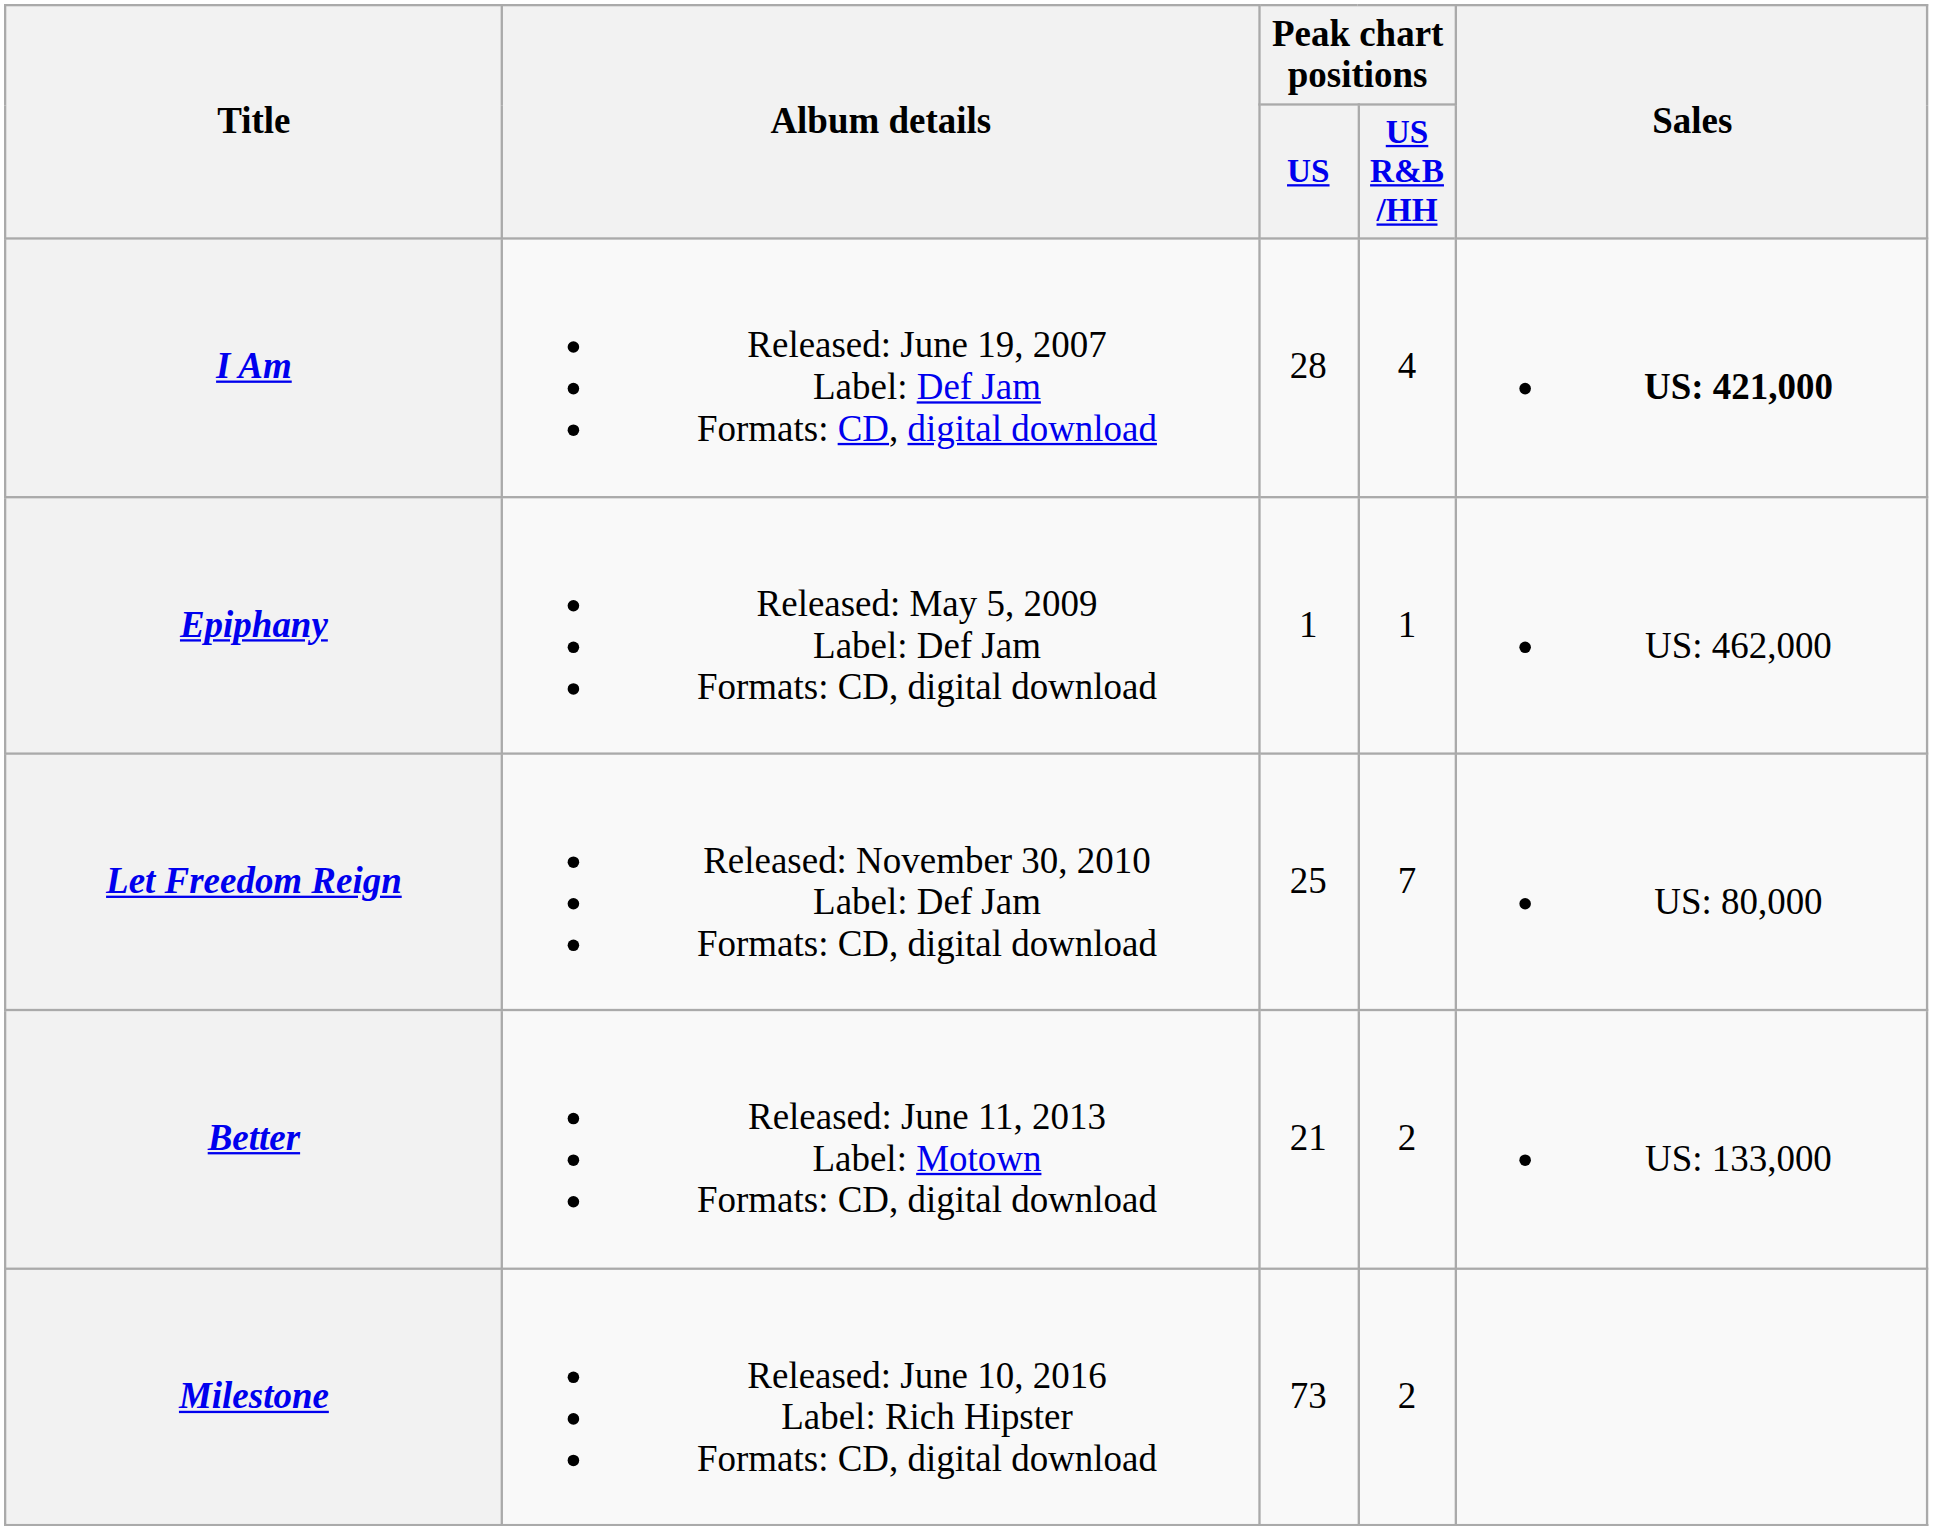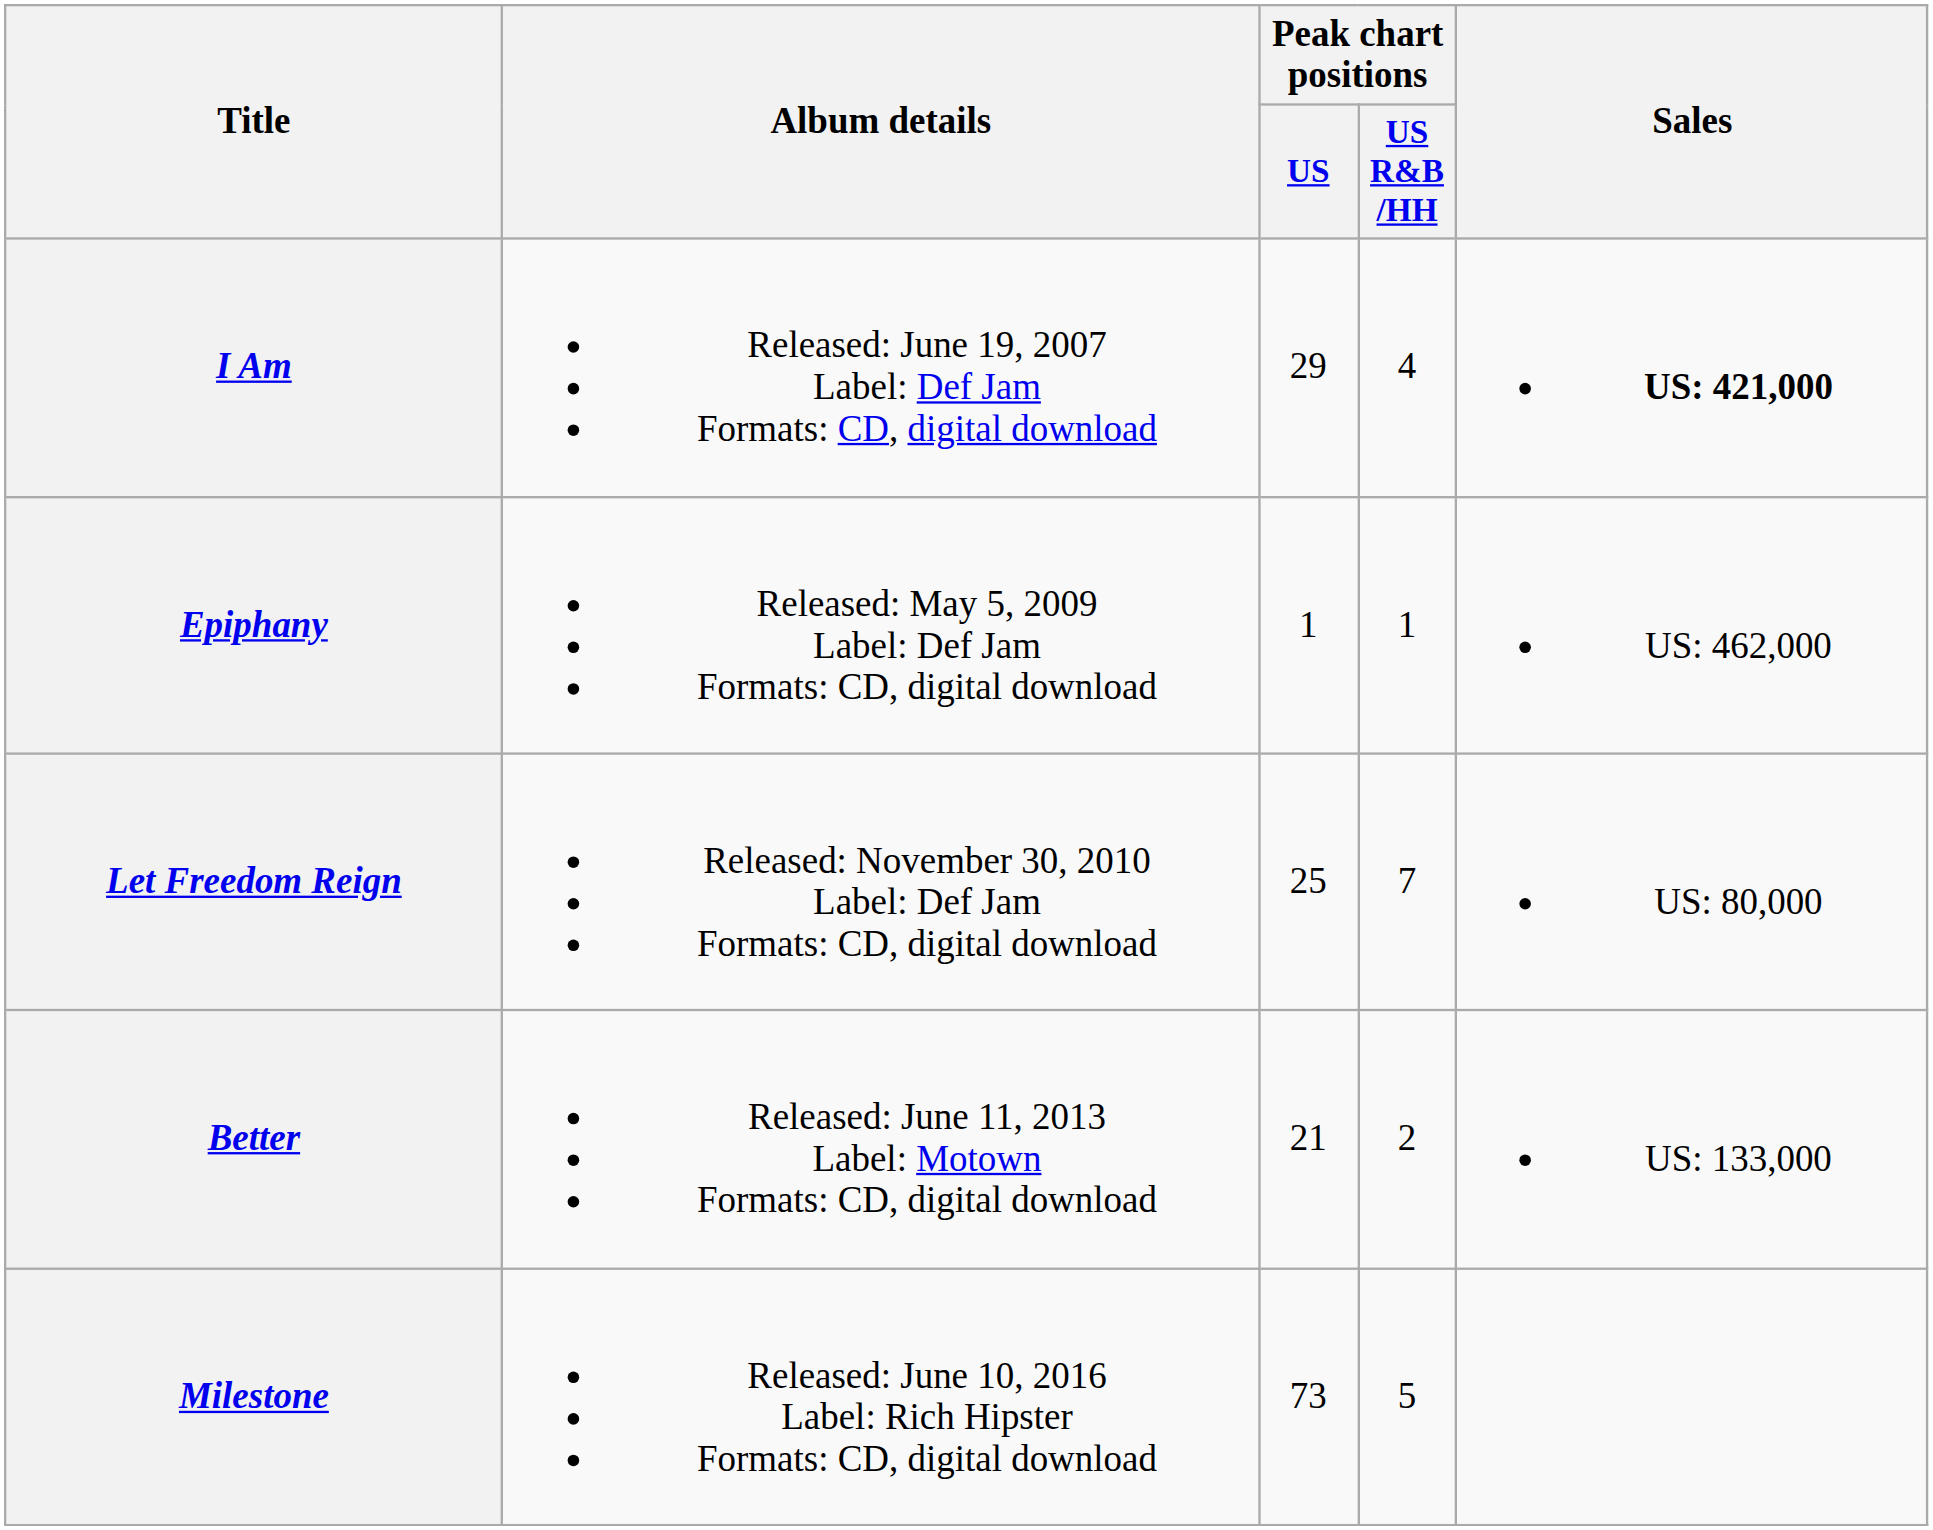(1308, 366) 28 -> (1308, 366) 29
(1407, 1395) 2 -> (1407, 1395) 5
